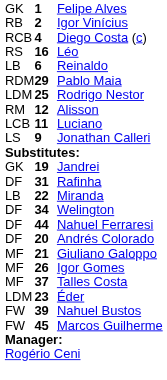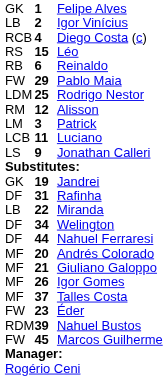(14, 23) RB -> (13, 23) LB
(42, 51) 16 -> (42, 51) 15
(13, 66) LB -> (14, 66) RB
(20, 80) RDM -> (15, 80) FW
+ row: (77, 123)
(14, 239) DF -> (14, 253) MF
(19, 296) LDM -> (15, 311) FW
(15, 311) FW -> (20, 325) RDM
